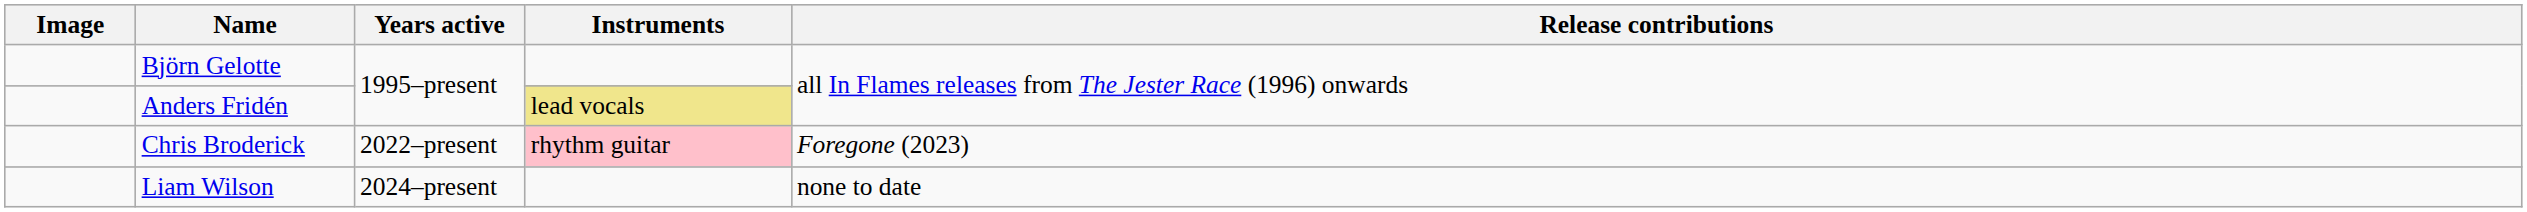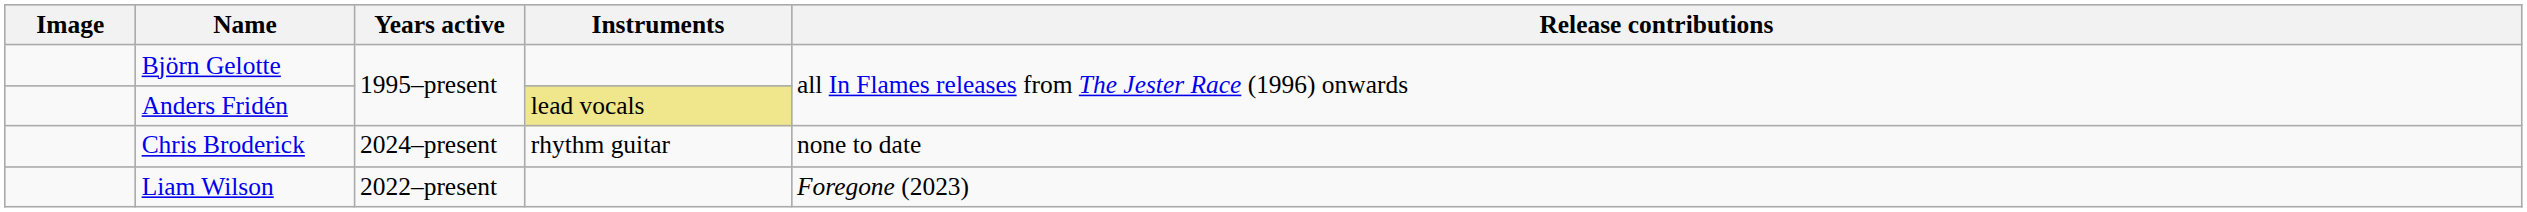(429, 145) 2022–present -> (429, 145) 2024–present
(600, 145) pink background -> (600, 145) no background
(883, 145) Foregone (2023) -> (859, 145) none to date
(429, 186) 2024–present -> (429, 186) 2022–present
(859, 186) none to date -> (883, 186) Foregone (2023)
